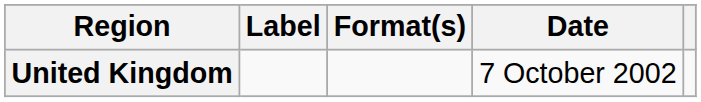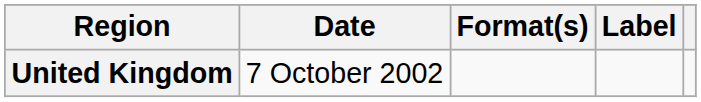columns swapped: (578, 27) <-> (283, 27)
